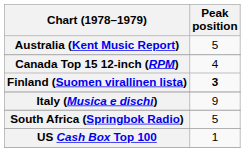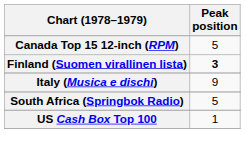- row: (97, 45)
(215, 63) 4 -> (215, 45) 5
